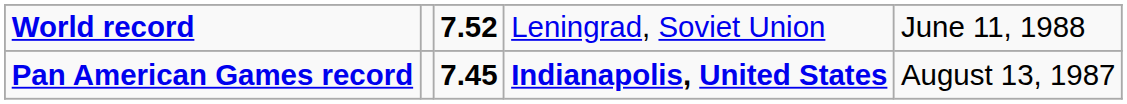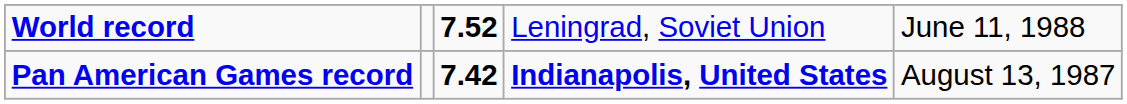(469, 74) 7.45 -> (469, 74) 7.42
